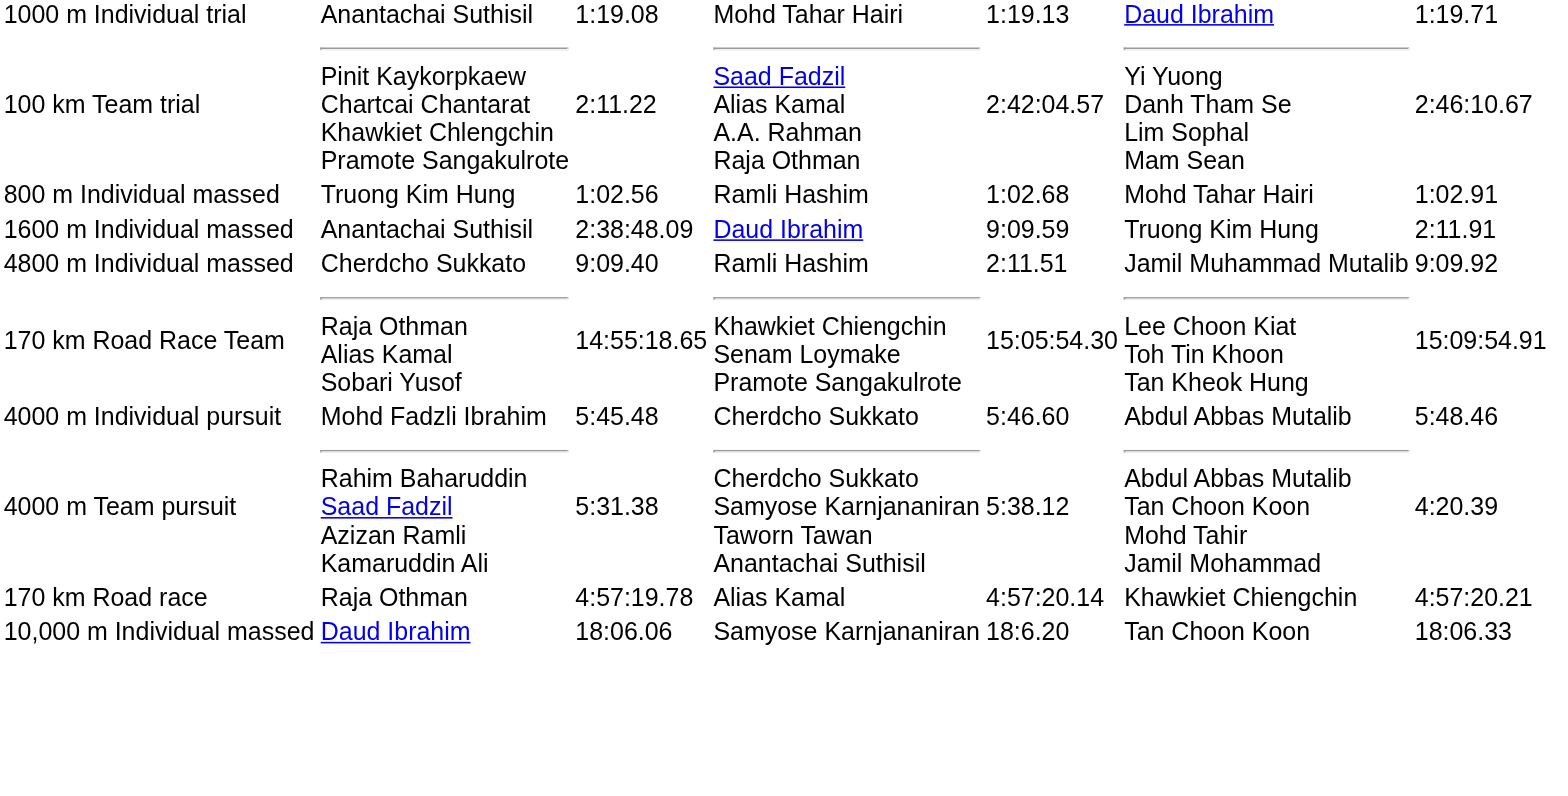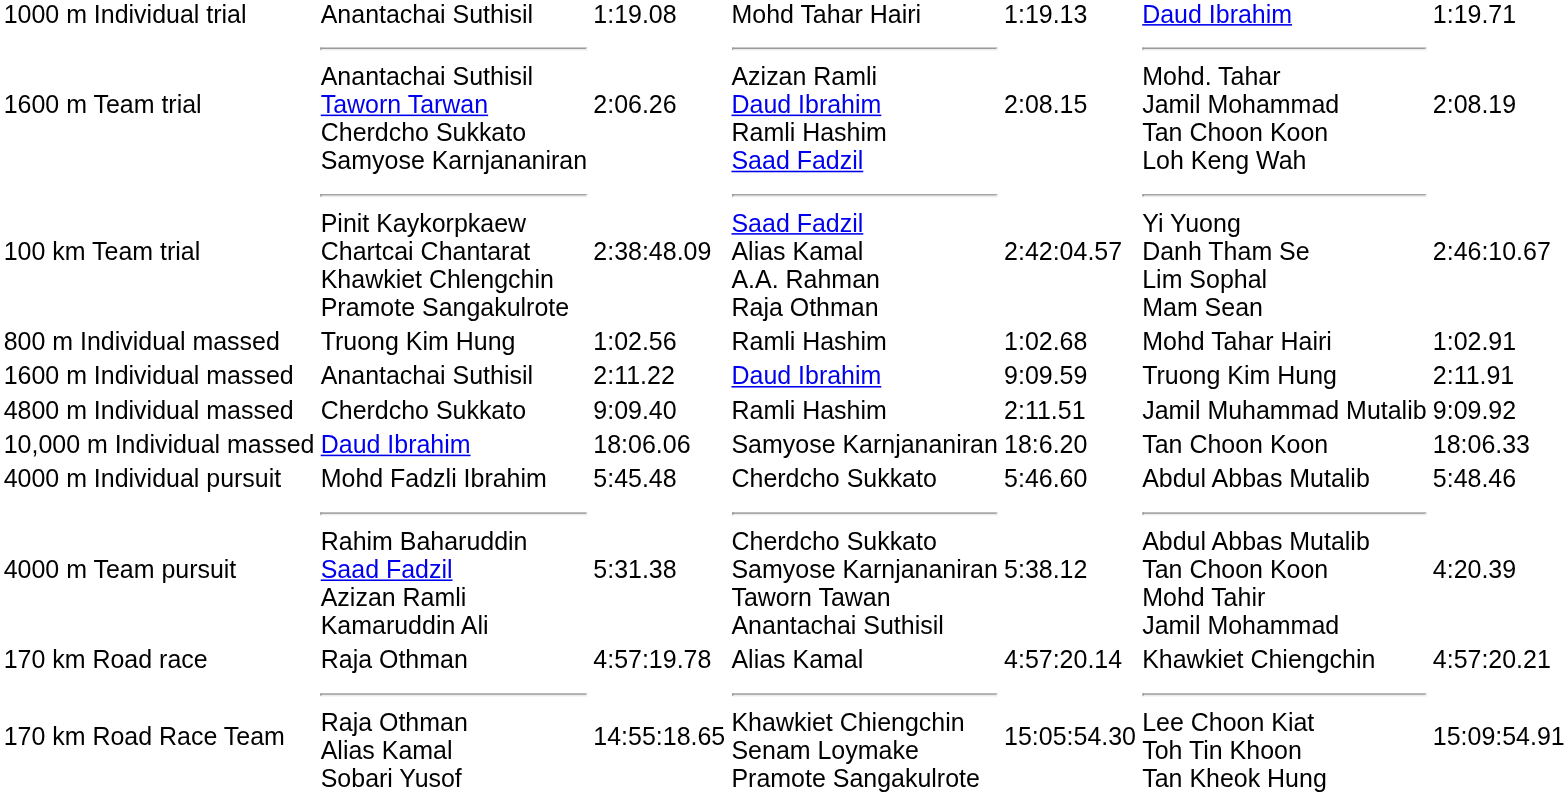+ row: (103, 104)
(616, 104) 2:11.22 -> (652, 251) 2:38:48.09
(634, 229) 2:38:48.09 -> (634, 376) 2:11.22
rows swapped: (159, 632) <-> (144, 340)
